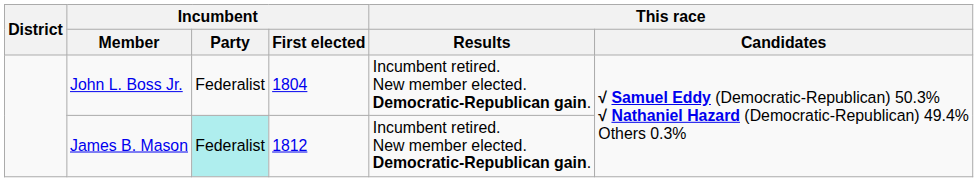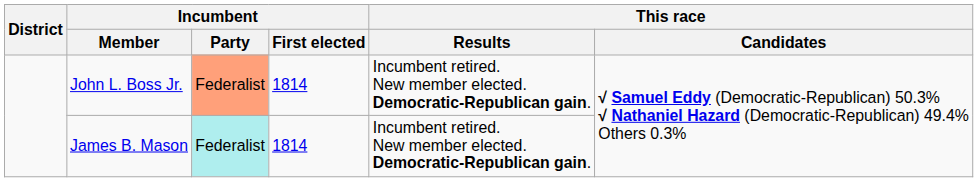(230, 85) no background -> (230, 85) lightsalmon background
(290, 85) 1804 -> (290, 85) 1814
(290, 145) 1812 -> (290, 145) 1814
